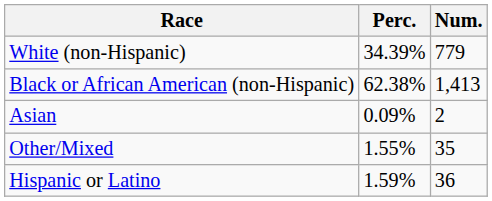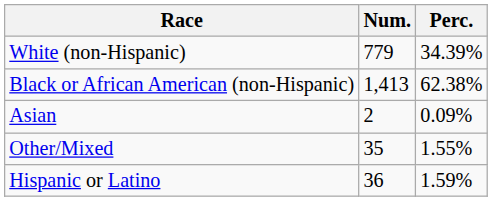columns swapped: (459, 20) <-> (394, 20)
